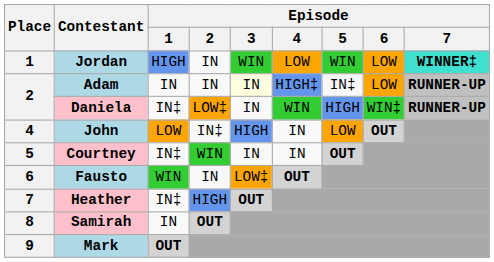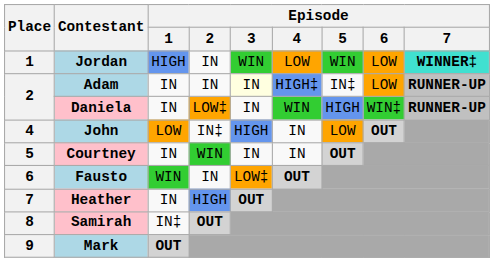(168, 108) IN‡ -> (168, 108) IN
(168, 154) IN‡ -> (168, 154) IN
(168, 201) IN‡ -> (168, 201) IN
(168, 224) IN -> (168, 224) IN‡
